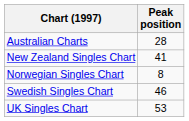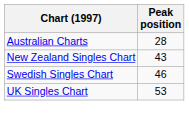(161, 58) 41 -> (161, 58) 43
- row: (65, 74)
